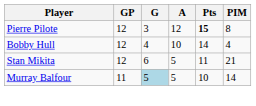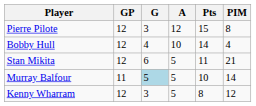(203, 28) bold -> (203, 28) normal
+ row: (41, 93)
